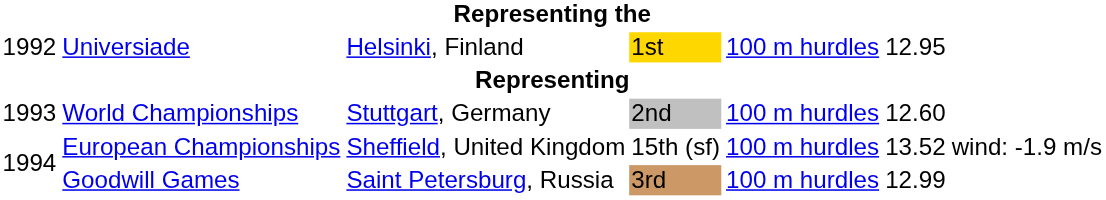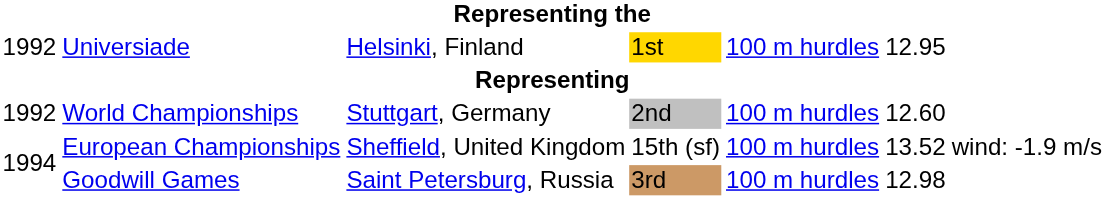(29, 113) 1993 -> (29, 113) 1992
(915, 179) 12.99 -> (915, 179) 12.98
